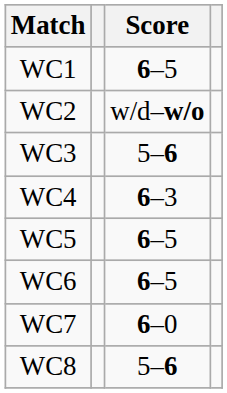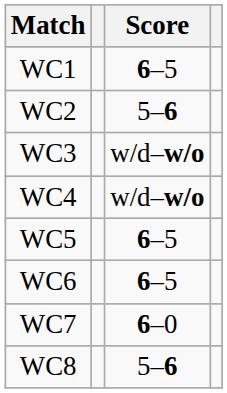(157, 111) w/d–w/o -> (157, 111) 5–6
(157, 153) 5–6 -> (157, 153) w/d–w/o
(157, 196) 6–3 -> (157, 196) w/d–w/o
